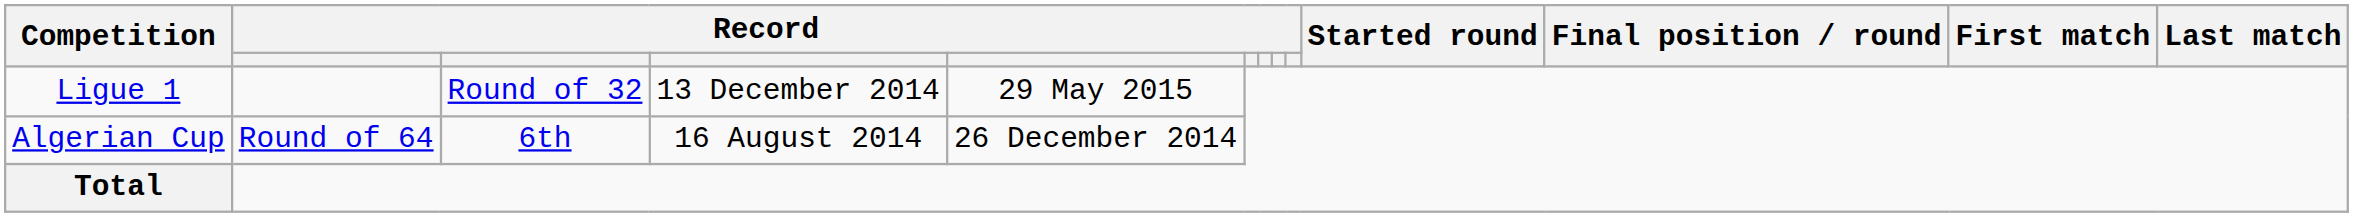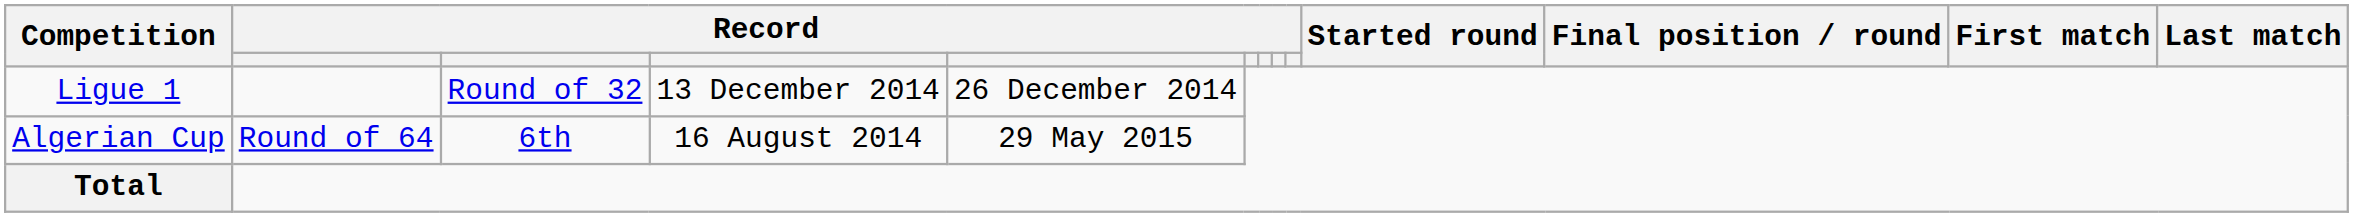(1096, 91) 29 May 2015 -> (1096, 91) 26 December 2014
(1096, 139) 26 December 2014 -> (1096, 139) 29 May 2015
